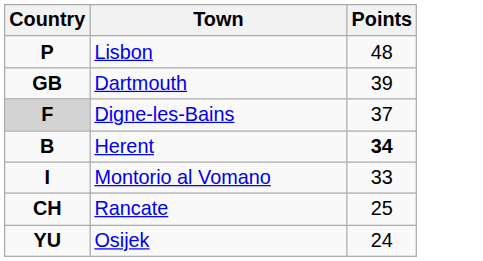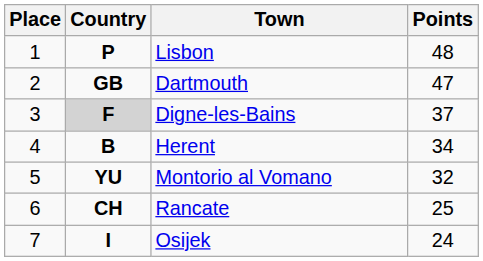+ column: (35, 20)
(382, 83) 39 -> (443, 83) 47
(382, 146) bold -> (443, 146) normal
(47, 177) I -> (108, 177) YU
(382, 177) 33 -> (443, 177) 32
(47, 240) YU -> (108, 240) I
